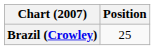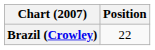(125, 34) 25 -> (125, 34) 22
